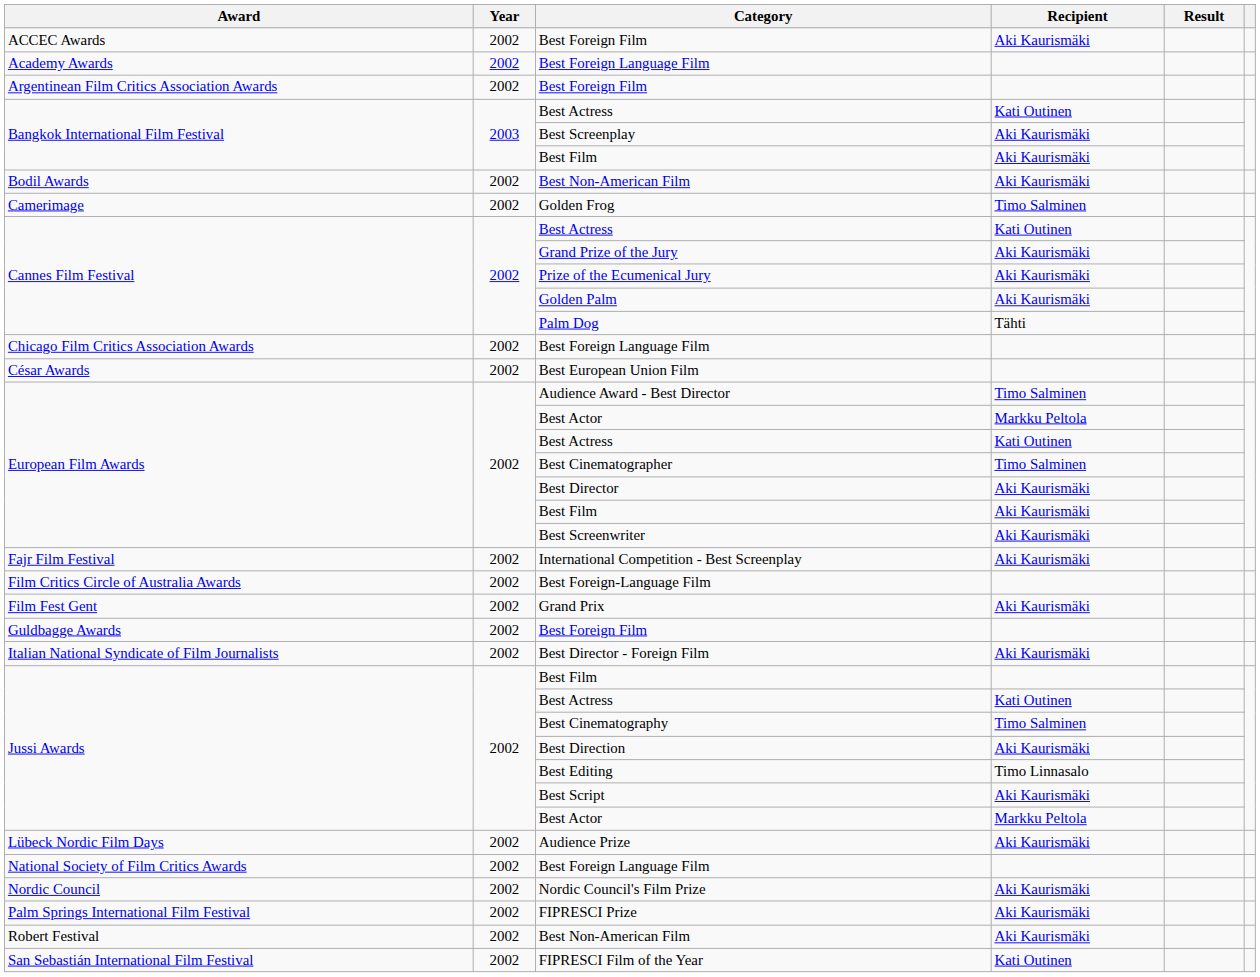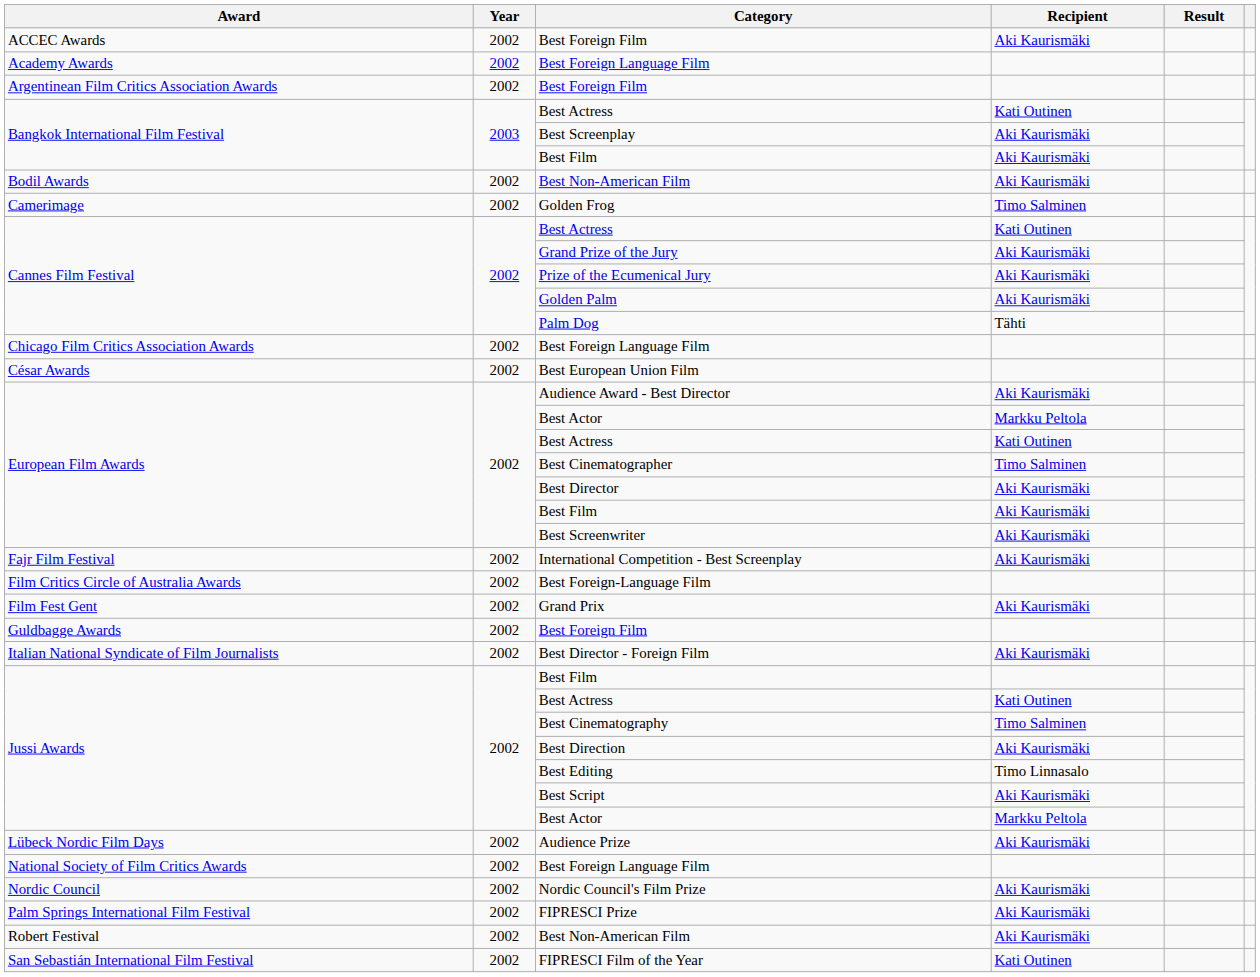(1040, 393) Timo Salminen -> (1042, 393) Aki Kaurismäki
